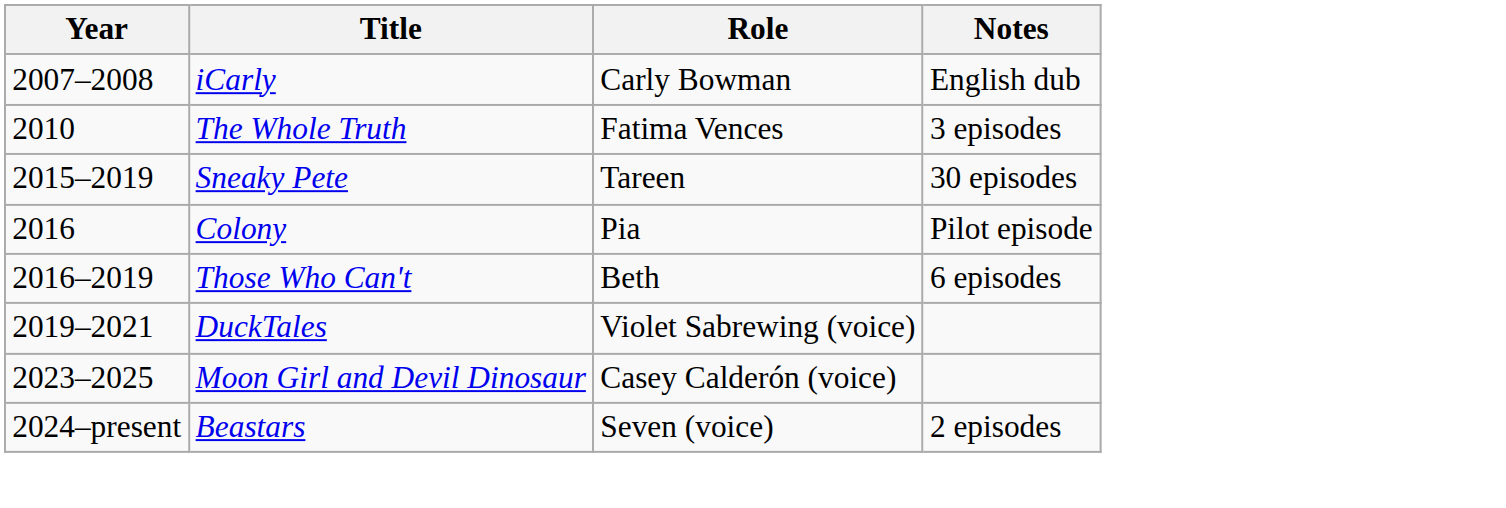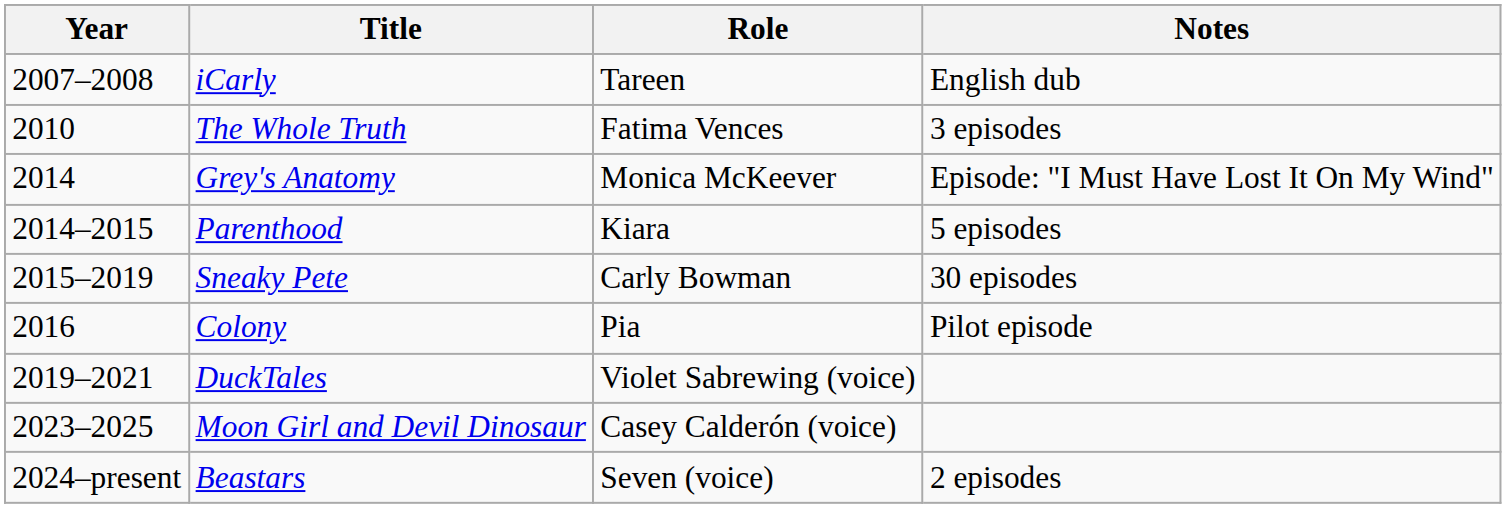(696, 79) Carly Bowman -> (643, 79) Tareen
+ row: (295, 178)
+ row: (269, 228)
(643, 178) Tareen -> (696, 278) Carly Bowman
- row: (304, 278)
